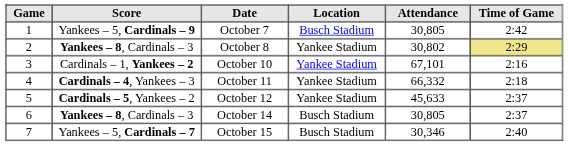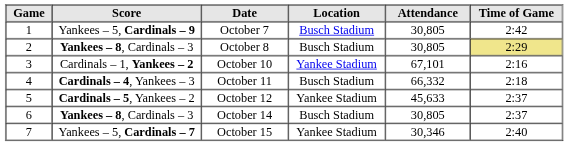(337, 47) Yankee Stadium -> (337, 47) Busch Stadium
(428, 47) 30,802 -> (428, 47) 30,805
(337, 81) Yankee Stadium -> (337, 81) Busch Stadium
(337, 131) Busch Stadium -> (337, 131) Yankee Stadium
